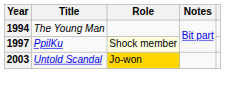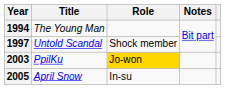(48, 44) PpilKu -> (68, 44) Untold Scandal
(143, 44) lightyellow background -> (143, 44) no background
(68, 60) Untold Scandal -> (48, 60) PpilKu
+ row: (18, 76)
